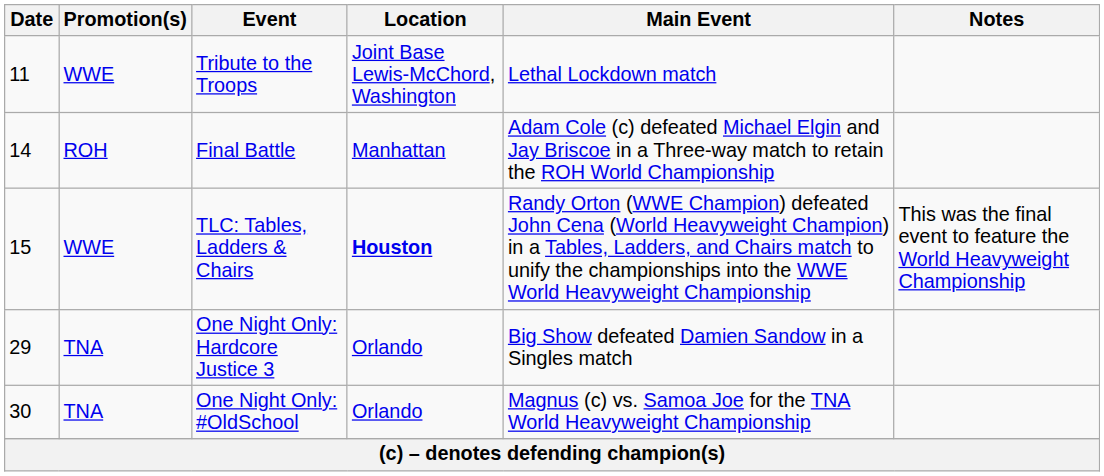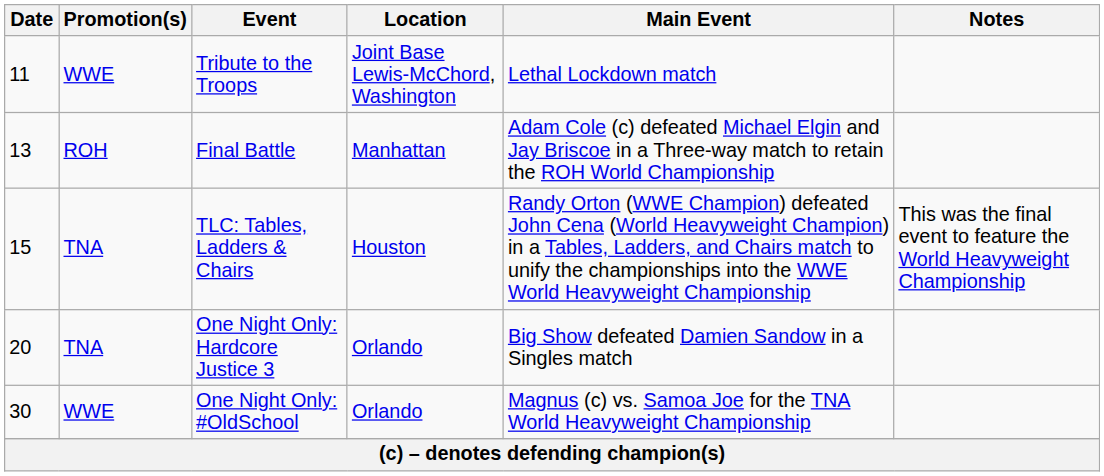(20, 150) 14 -> (20, 150) 13
(89, 248) WWE -> (83, 248) TNA
(392, 248) bold -> (389, 248) normal
(20, 346) 29 -> (20, 346) 20
(83, 411) TNA -> (89, 411) WWE
